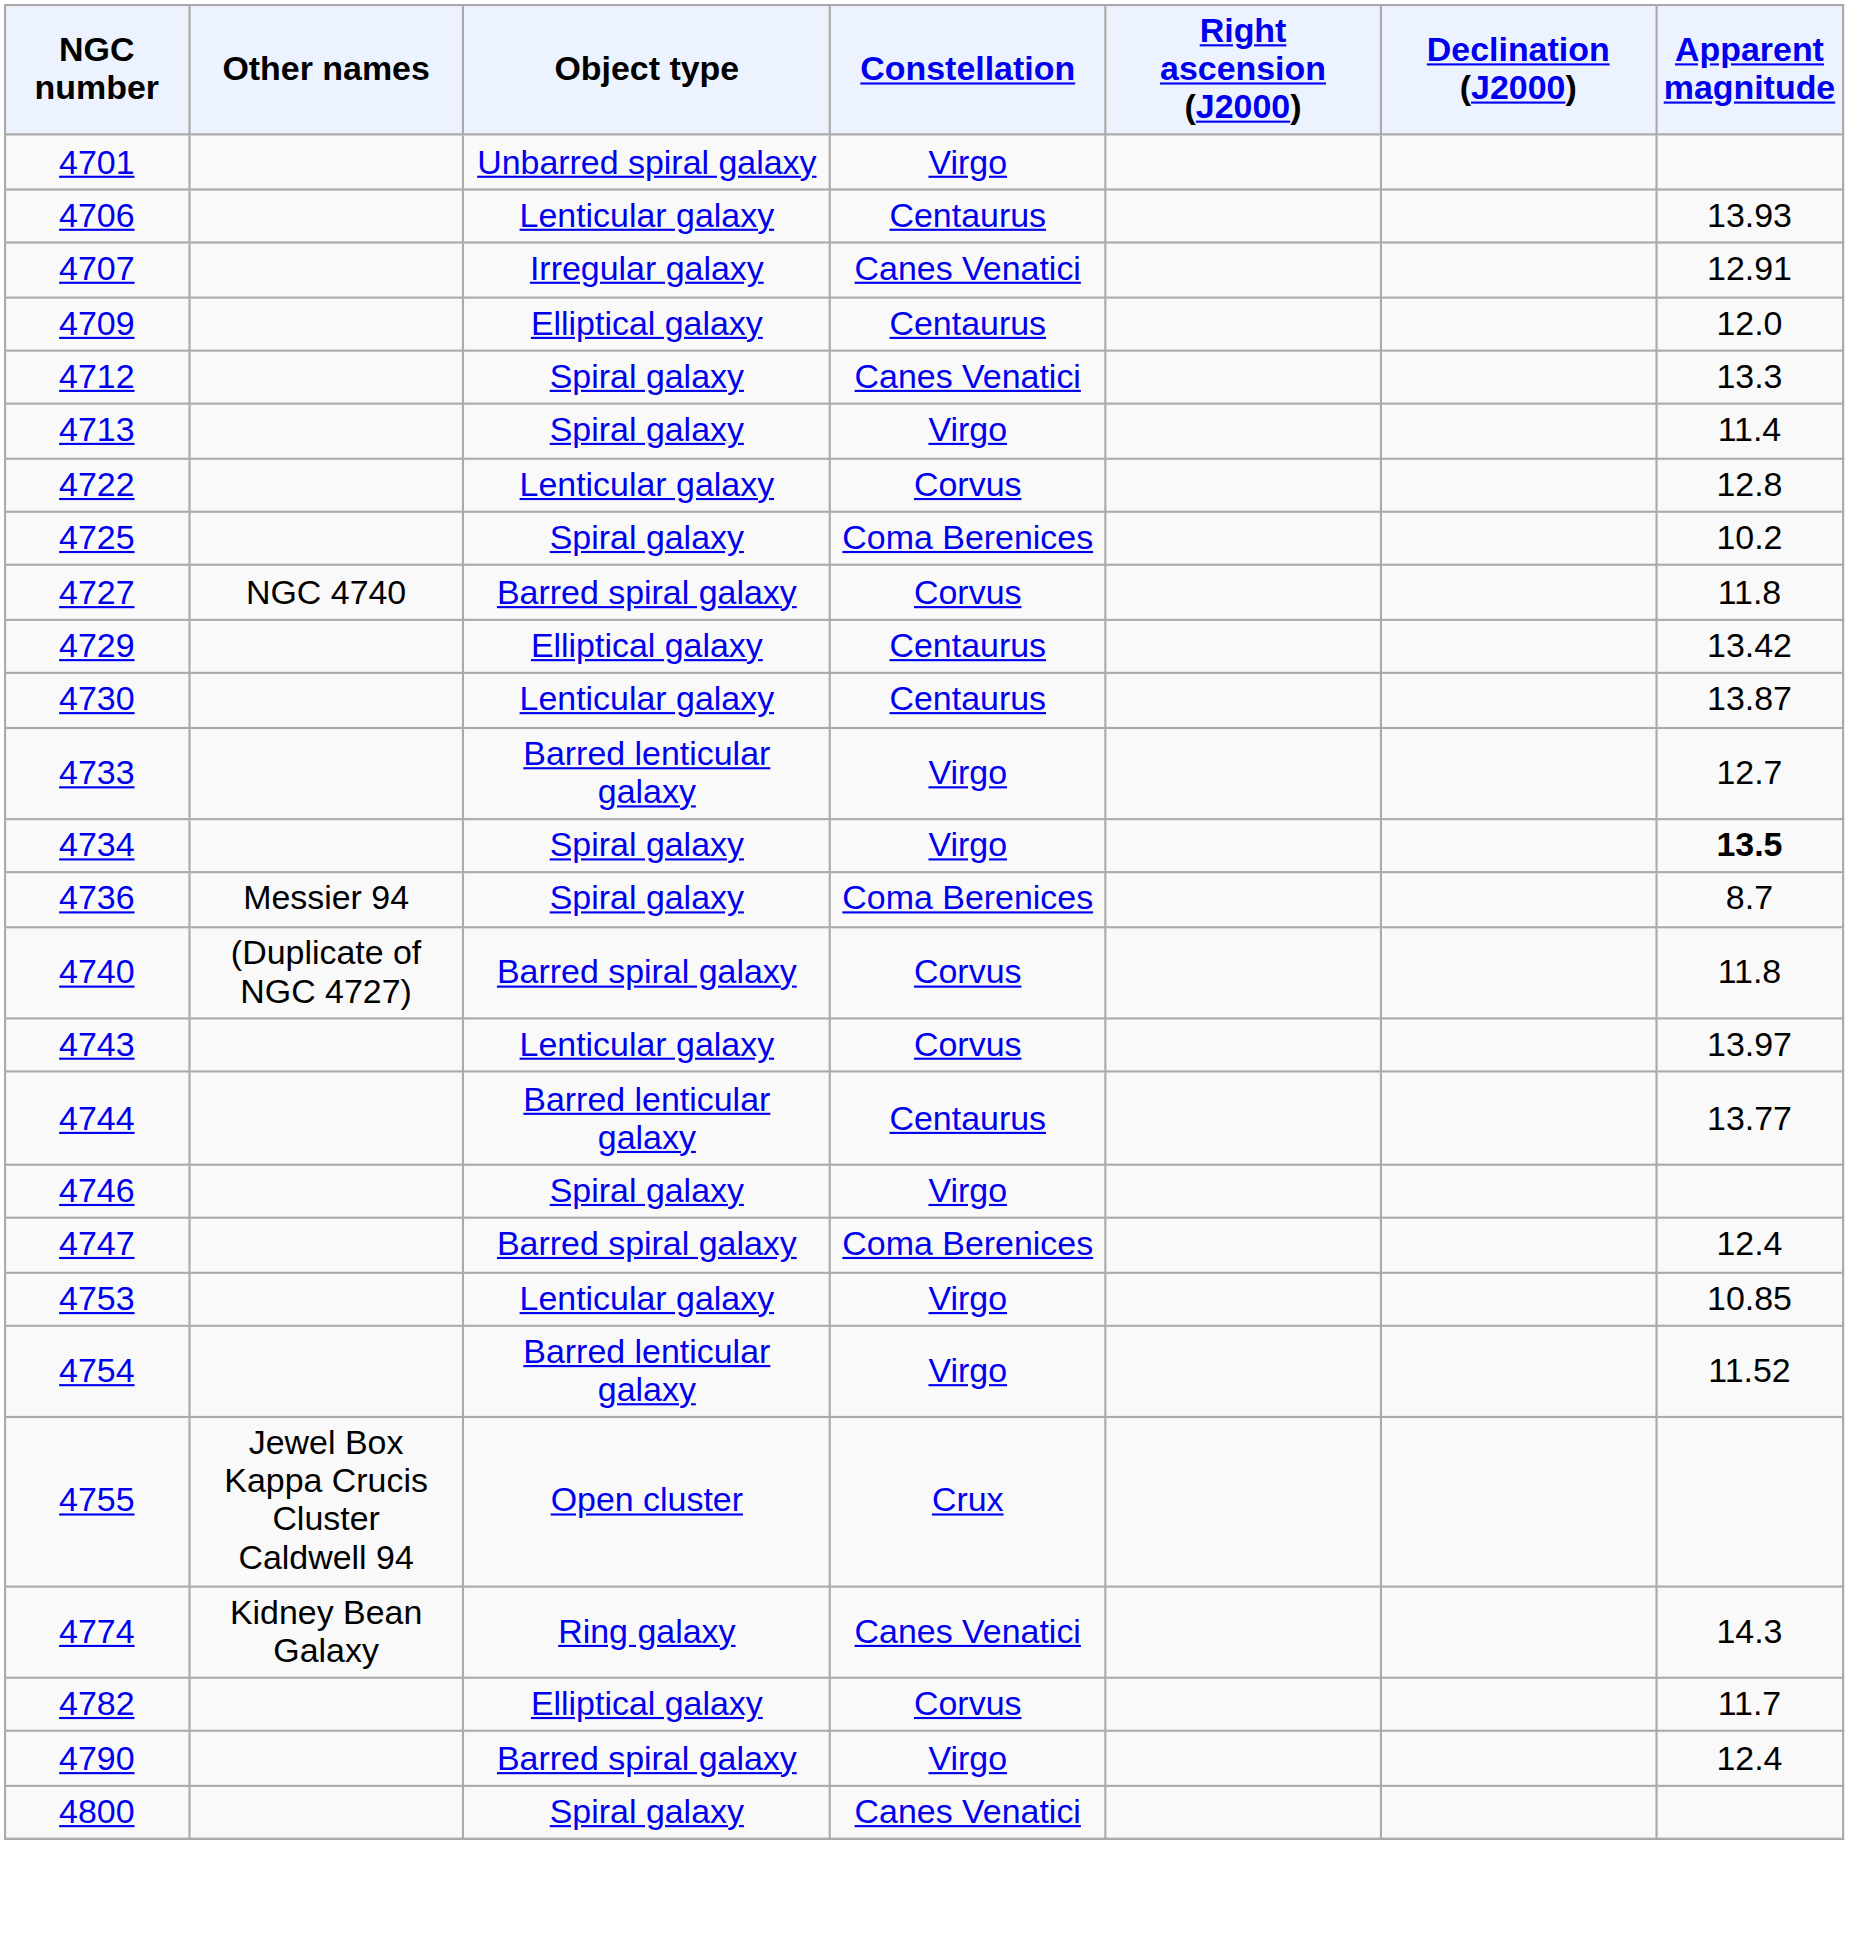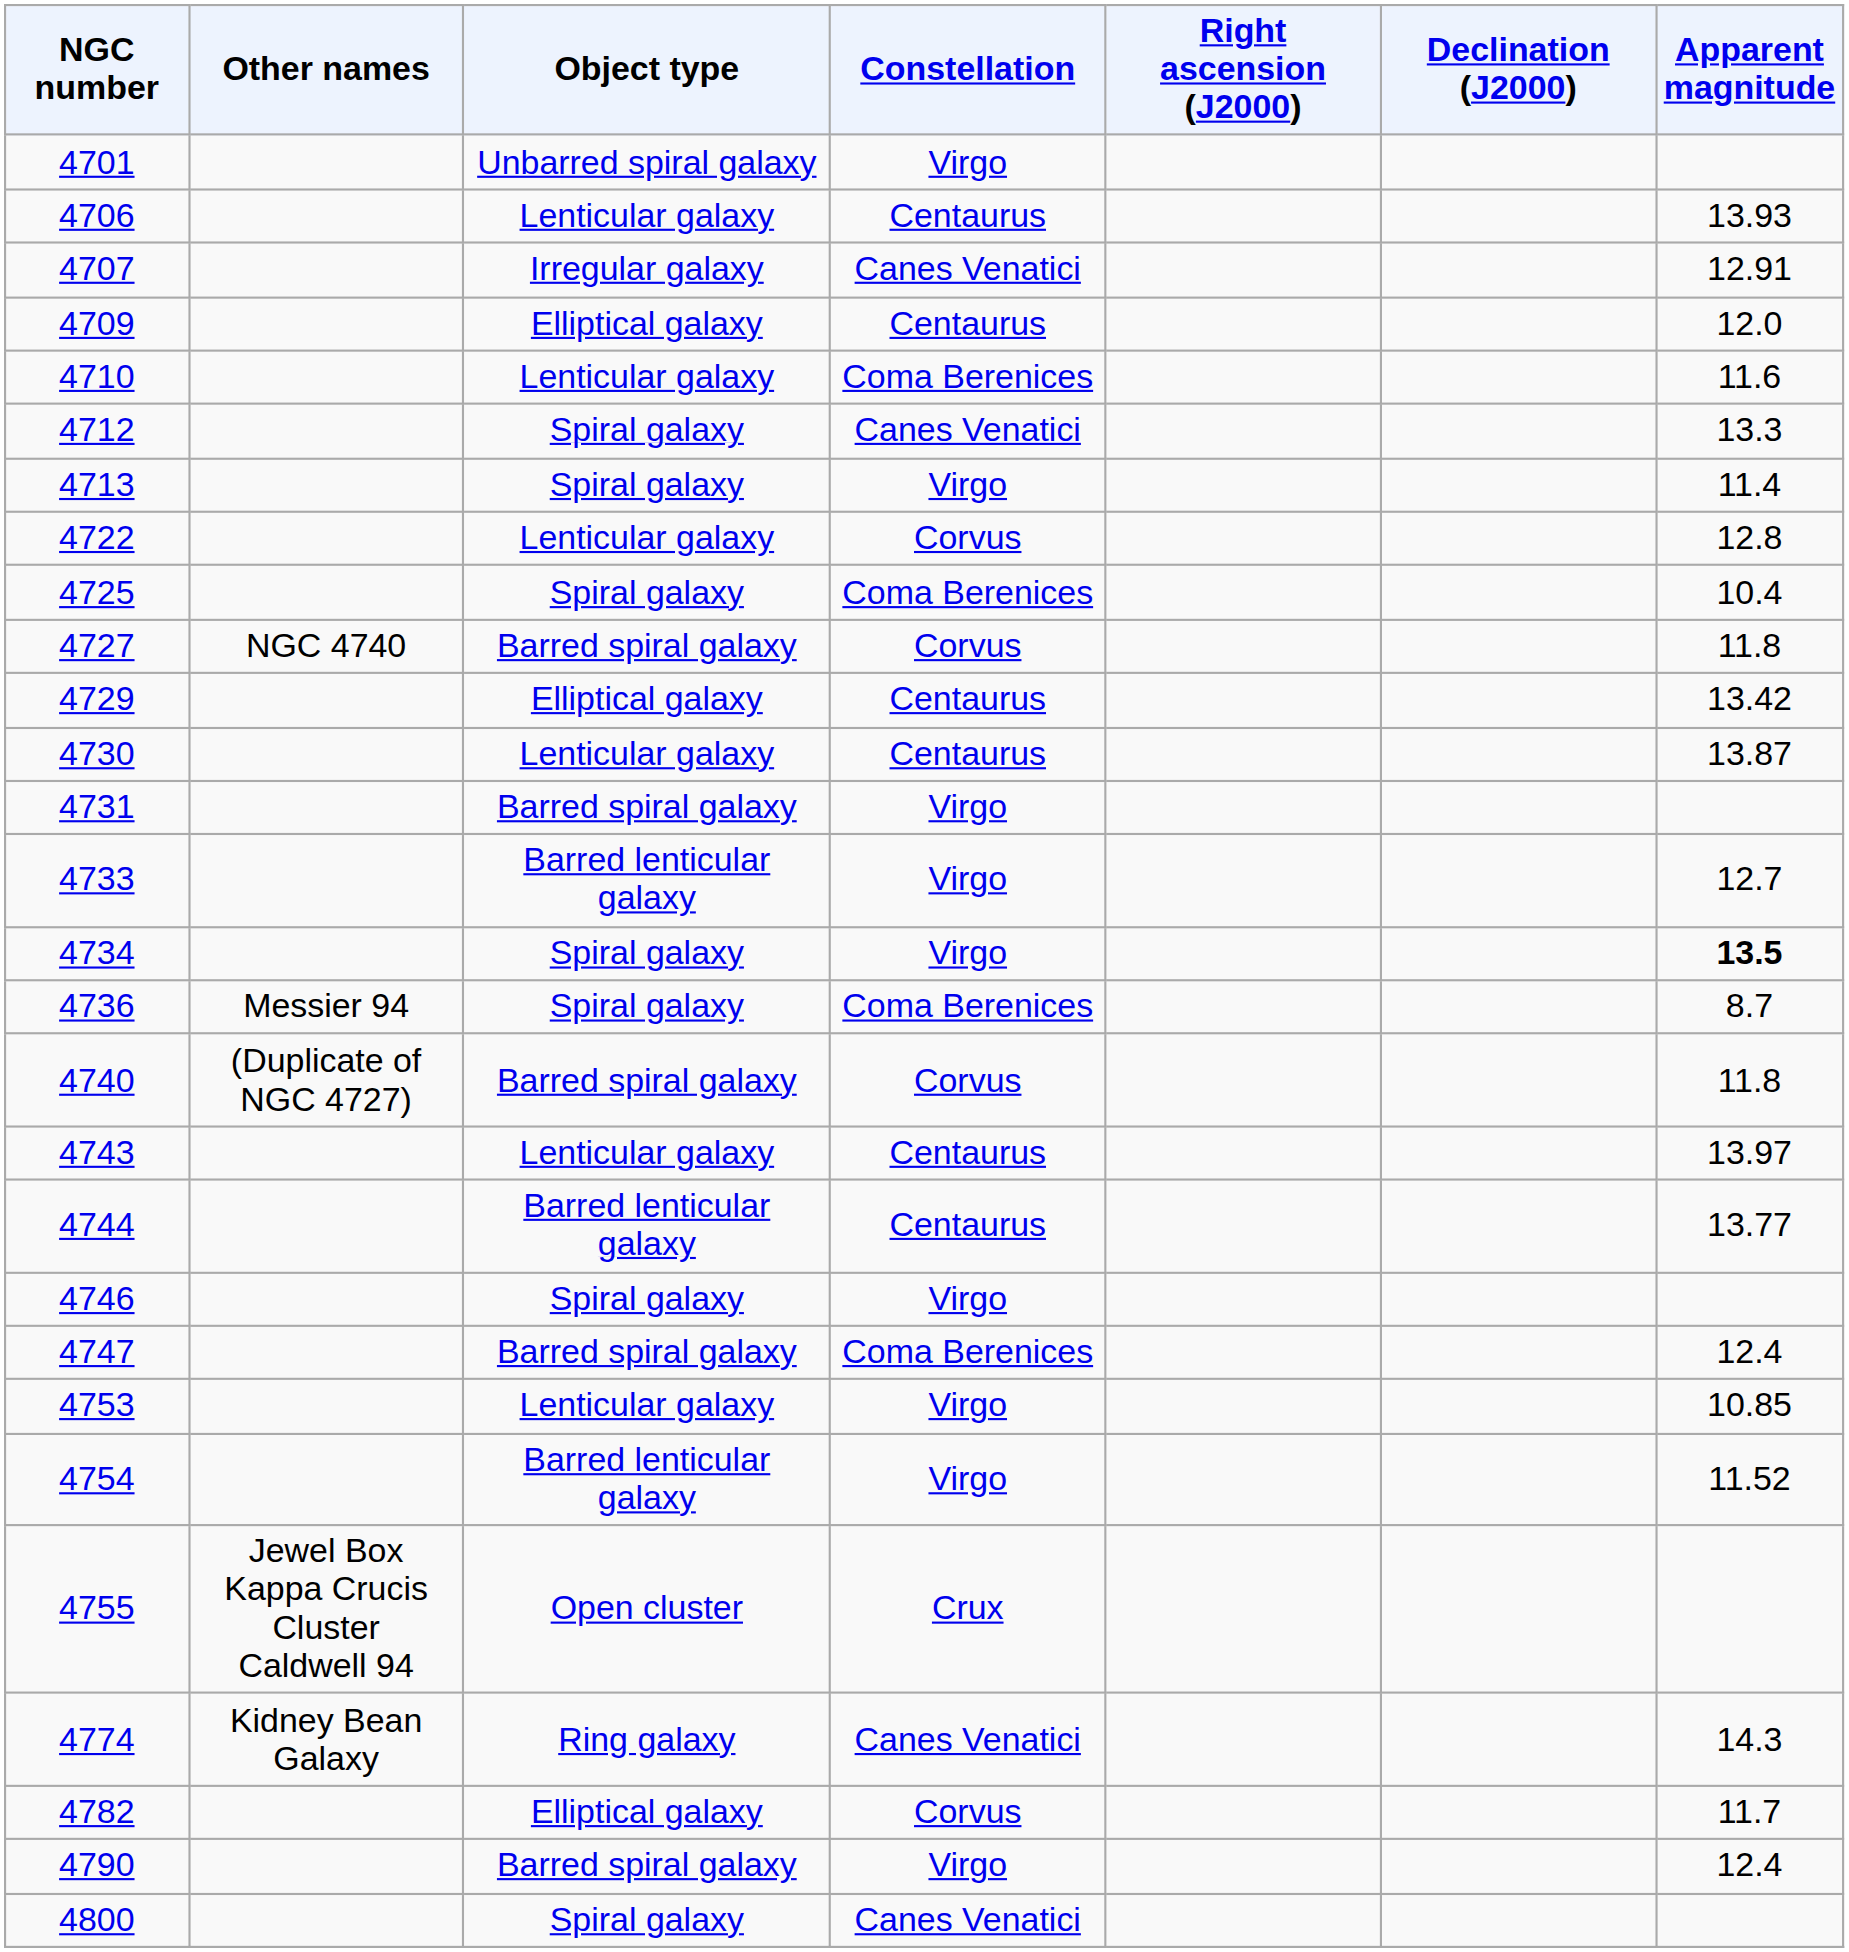+ row: (97, 376)
(1749, 538) 10.2 -> (1749, 591) 10.4
+ row: (97, 807)
(968, 1044) Corvus -> (968, 1152) Centaurus
